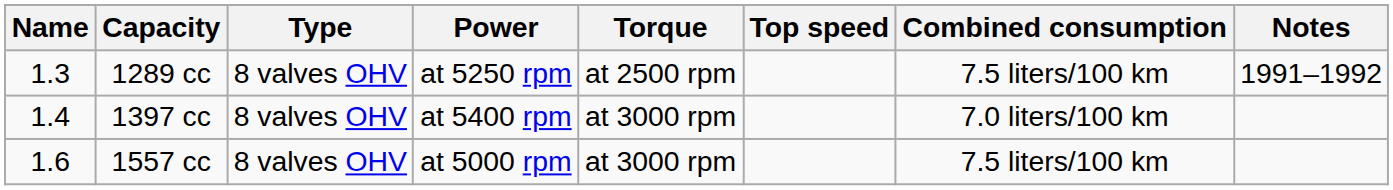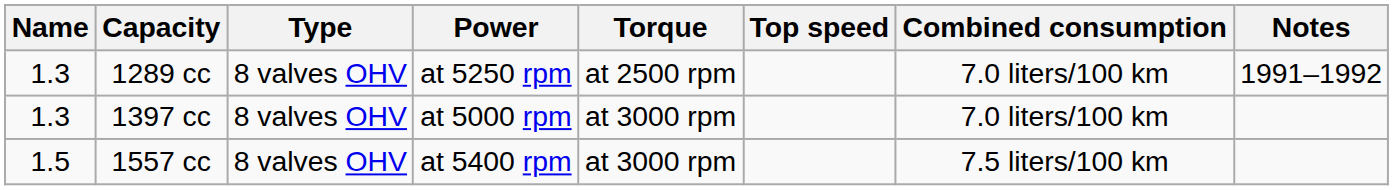(1065, 73) 7.5 liters/100 km -> (1065, 73) 7.0 liters/100 km
(50, 117) 1.4 -> (50, 117) 1.3
(496, 117) at 5400 rpm -> (496, 117) at 5000 rpm
(50, 162) 1.6 -> (50, 162) 1.5
(496, 162) at 5000 rpm -> (496, 162) at 5400 rpm
